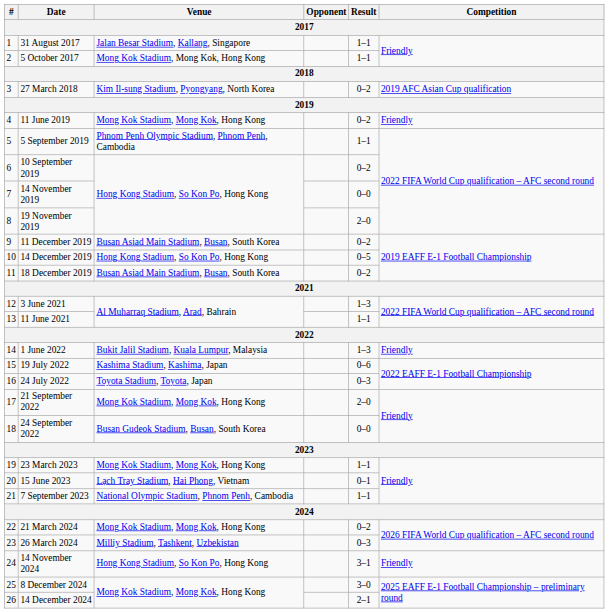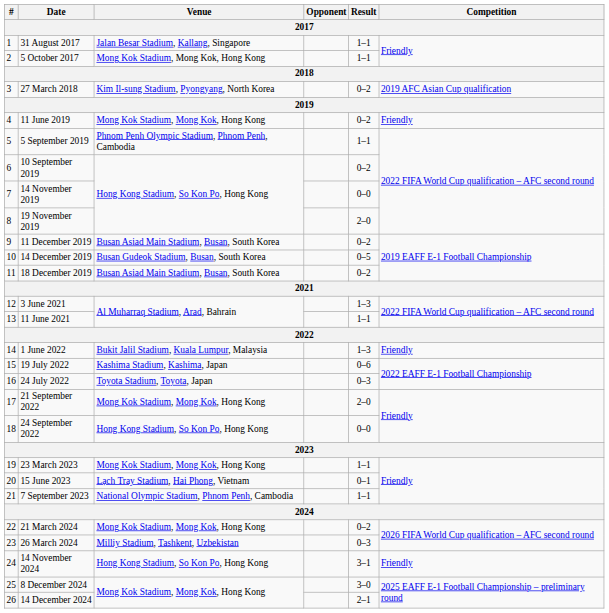(182, 257) Hong Kong Stadium, So Kon Po, Hong Kong -> (181, 257) Busan Gudeok Stadium, Busan, South Korea
(181, 428) Busan Gudeok Stadium, Busan, South Korea -> (182, 428) Hong Kong Stadium, So Kon Po, Hong Kong
